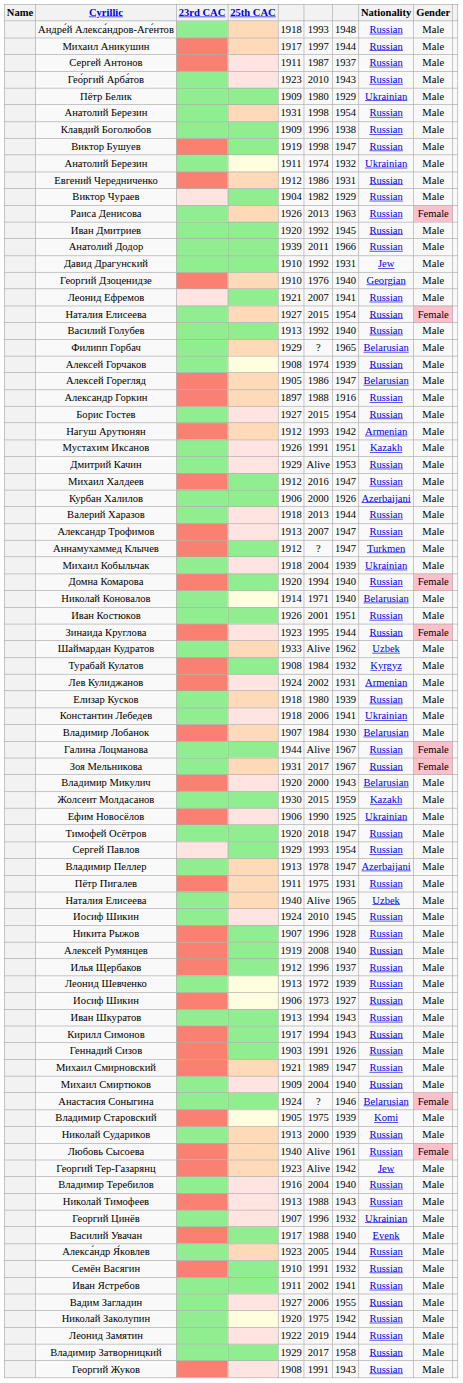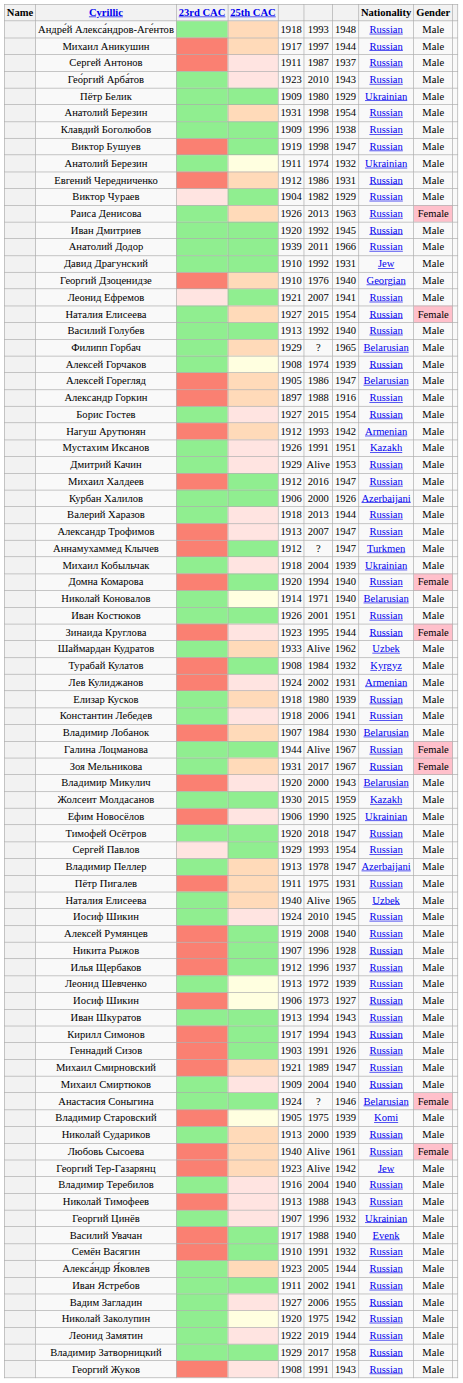(386, 716) Ukrainian -> (386, 716) Russian
rows swapped: (20, 951) <-> (20, 934)
rows swapped: (20, 1269) <-> (20, 1252)
